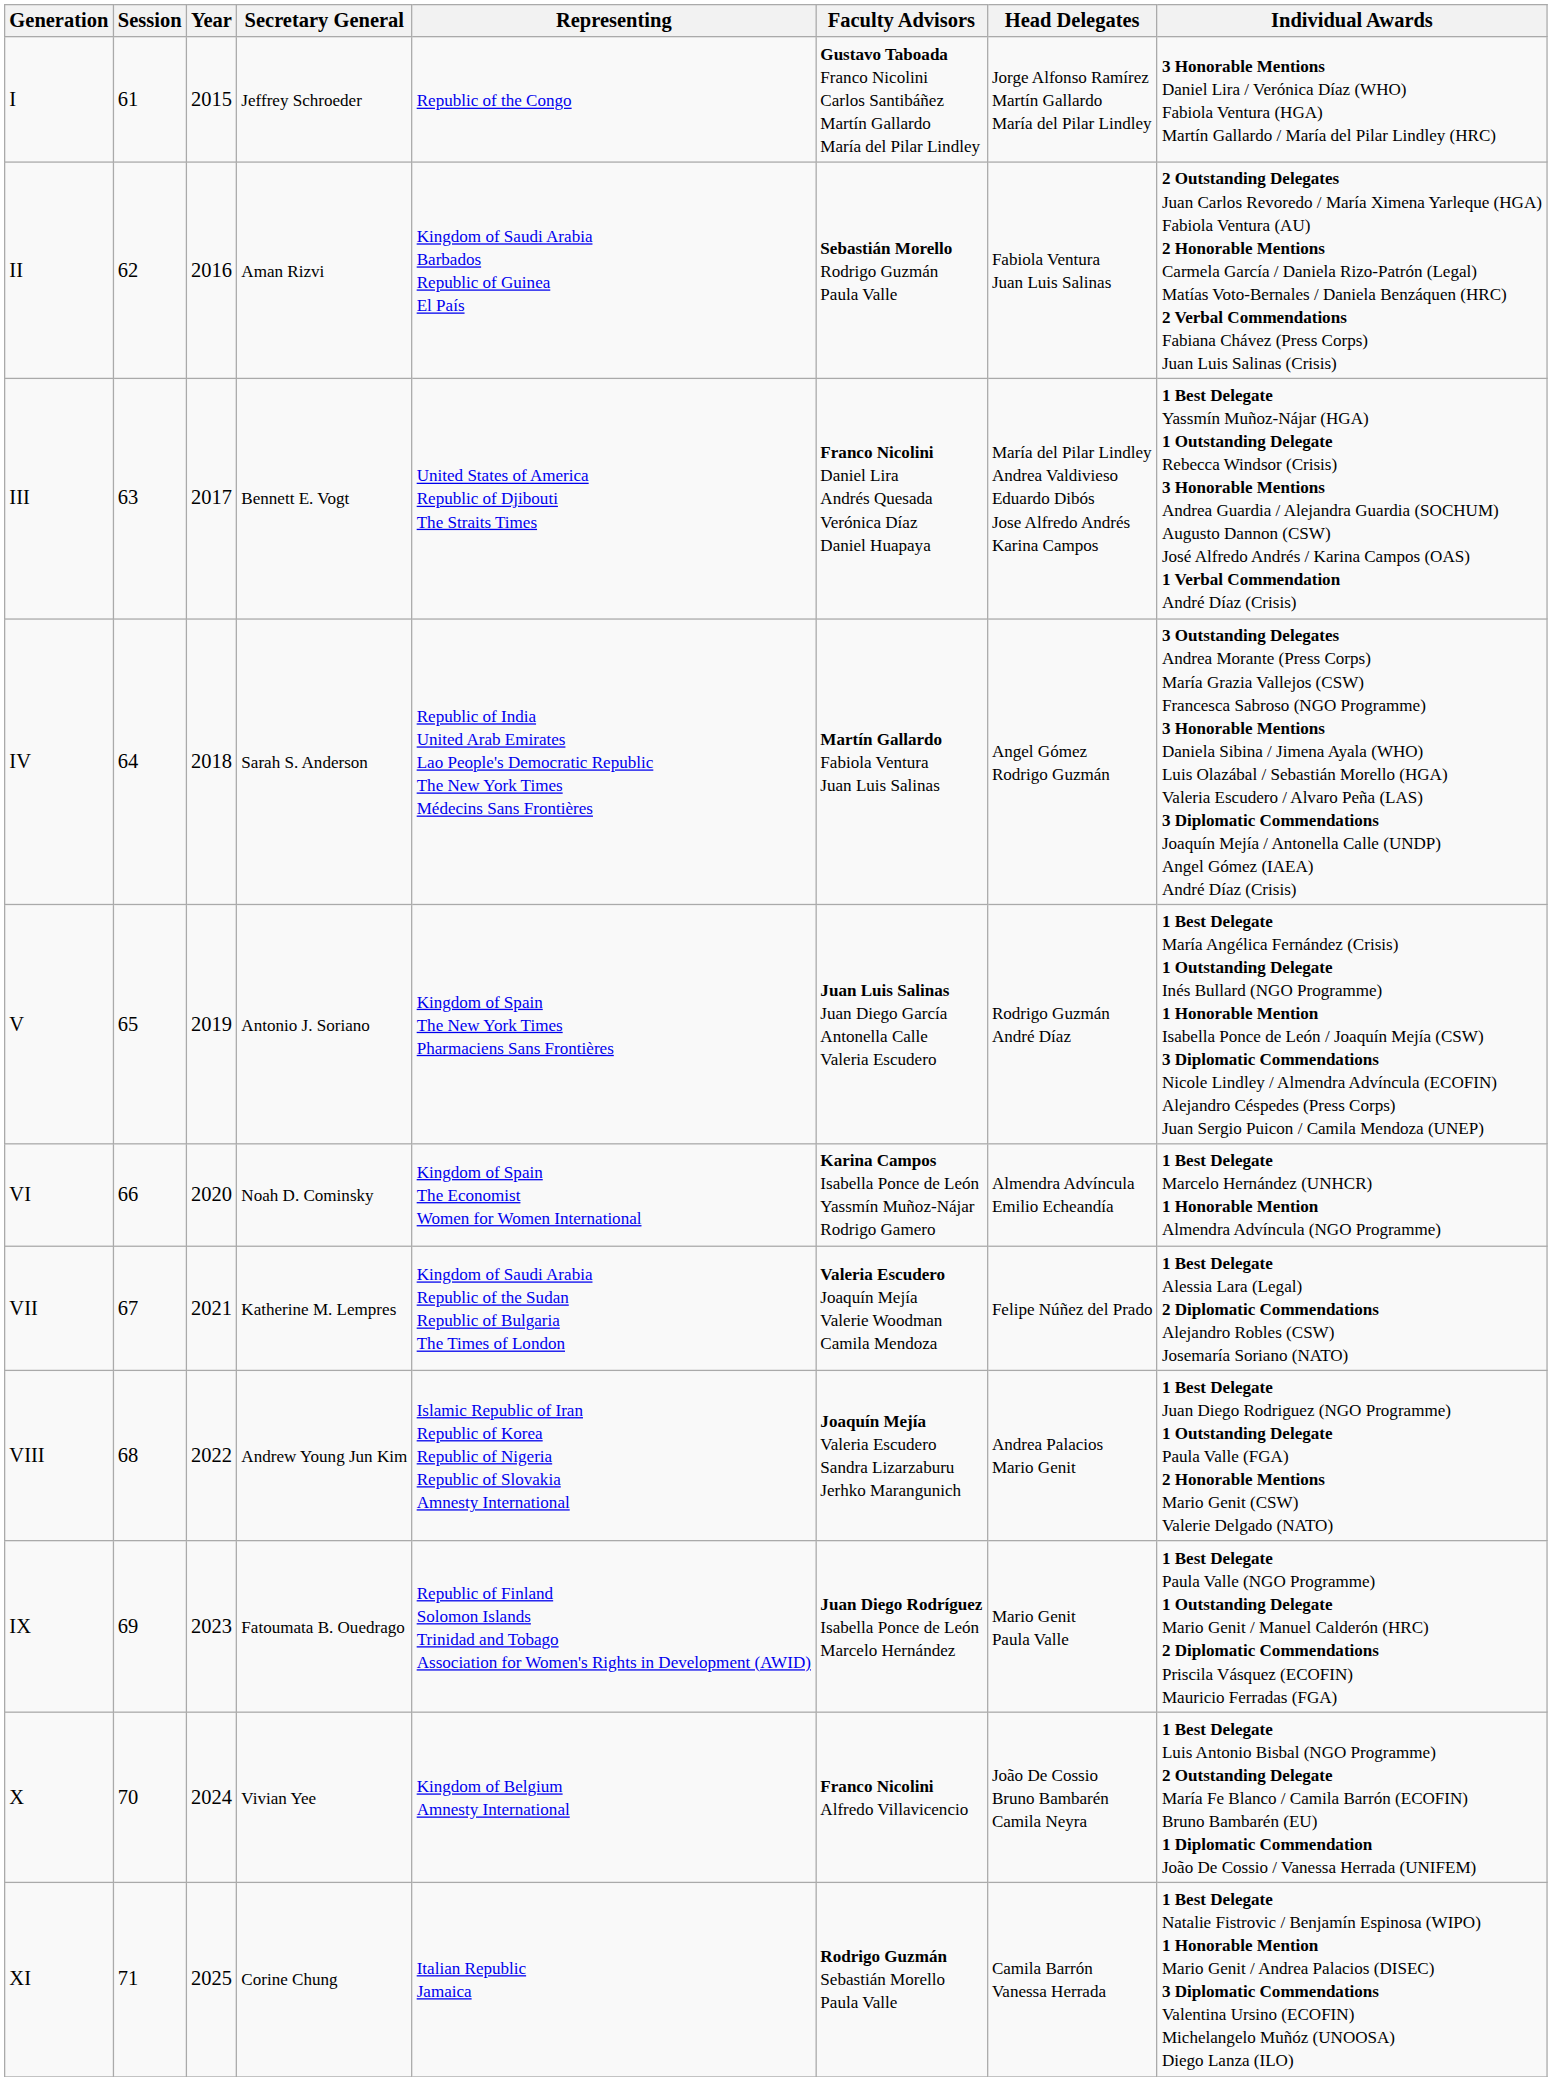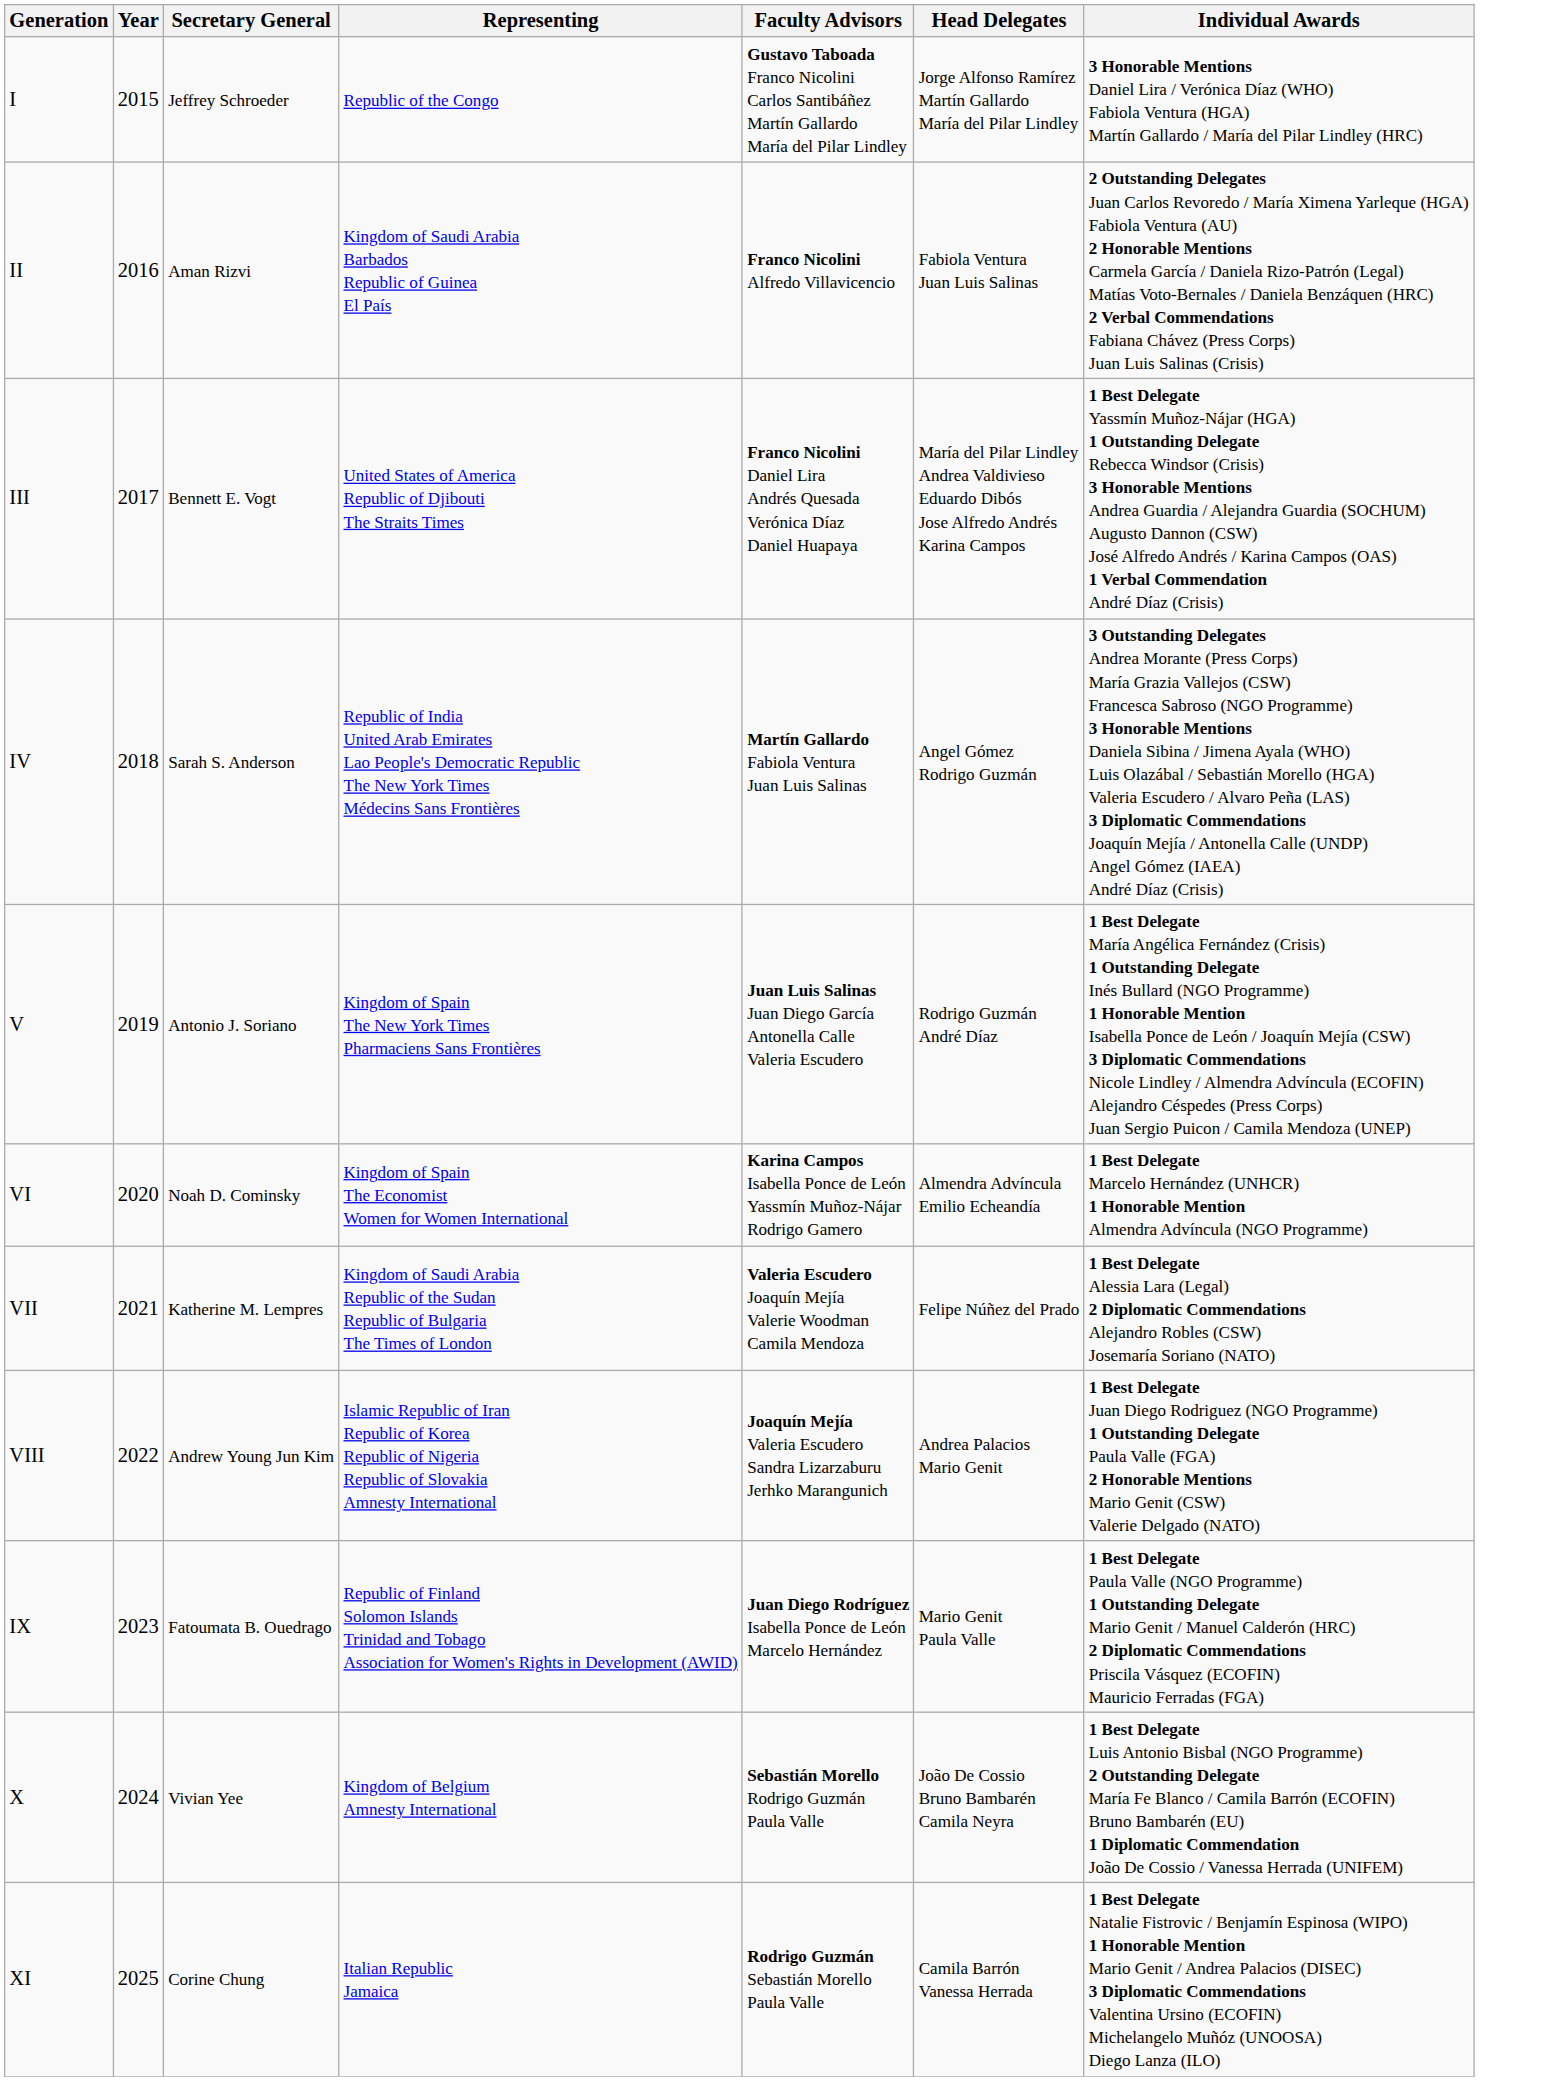- column: (150, 20)
(886, 271) Sebastián Morello Rodrigo Guzmán Paula Valle -> (821, 271) Franco Nicolini Alfredo Villavicencio
(894, 1798) Franco Nicolini Alfredo Villavicencio -> (813, 1798) Sebastián Morello Rodrigo Guzmán Paula Valle
